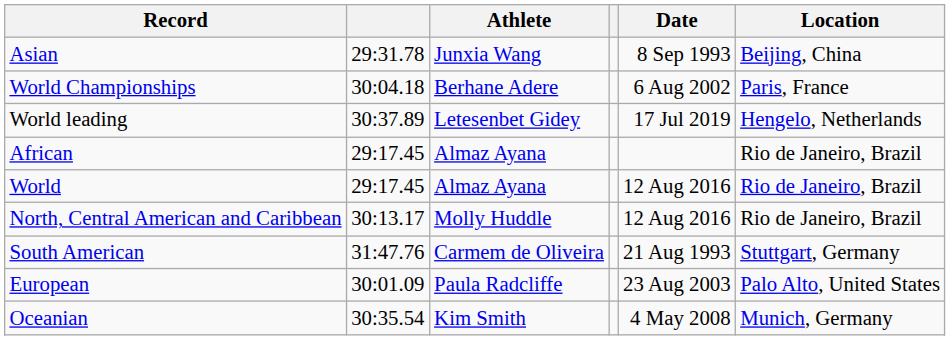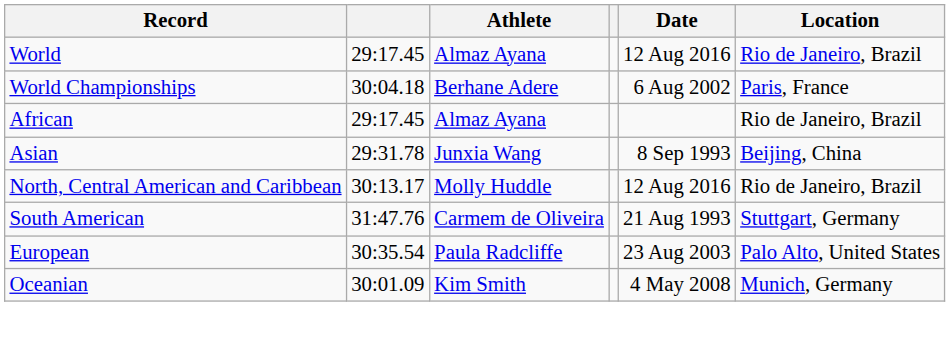rows swapped: (35, 185) <-> (34, 53)
- row: (68, 119)
(388, 284) 30:01.09 -> (388, 251) 30:35.54
(388, 317) 30:35.54 -> (388, 284) 30:01.09
